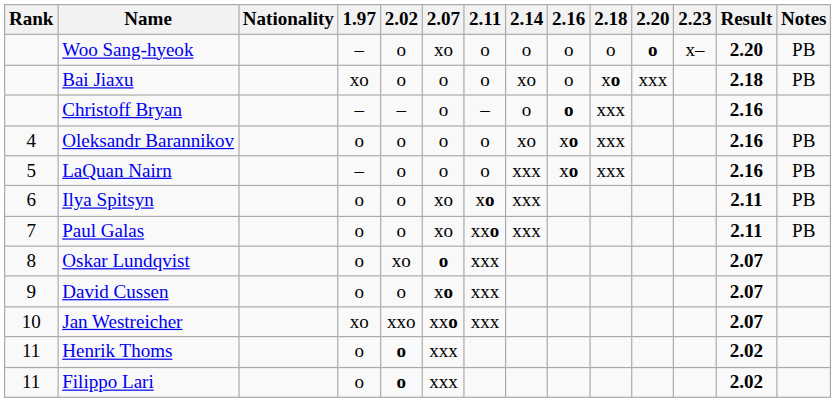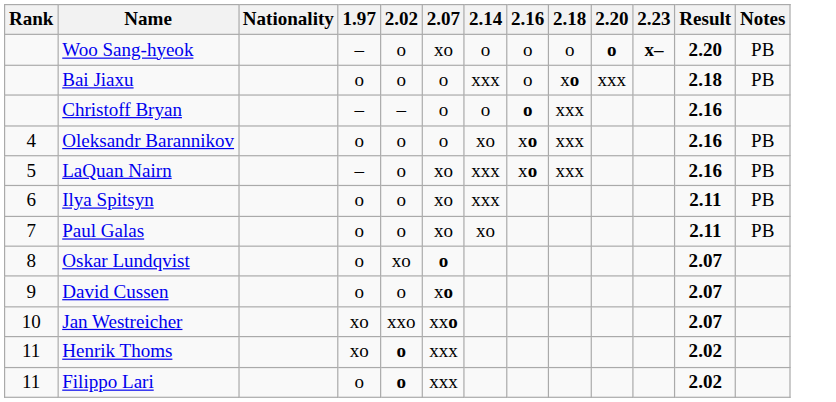- column: (485, 19)
(695, 49) normal -> (654, 49) bold
(359, 79) xo -> (359, 79) o
(527, 79) xo -> (486, 79) xxx
(443, 170) o -> (443, 170) xo
(527, 230) xxx -> (486, 230) xo
(359, 351) o -> (359, 351) xo
